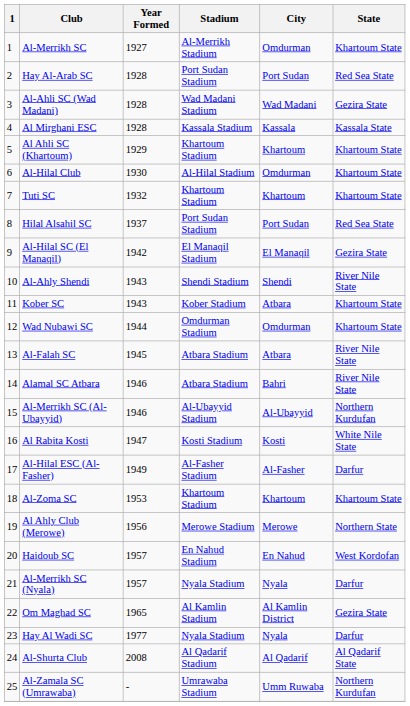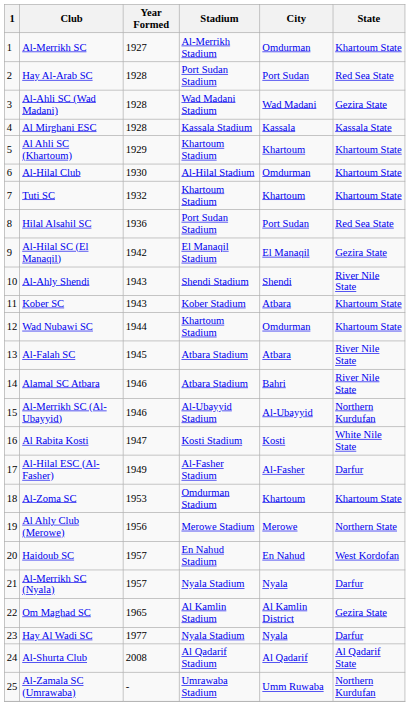(136, 224) 1937 -> (136, 224) 1936
(205, 326) Omdurman Stadium -> (203, 326) Khartoum Stadium
(203, 498) Khartoum Stadium -> (205, 498) Omdurman Stadium
